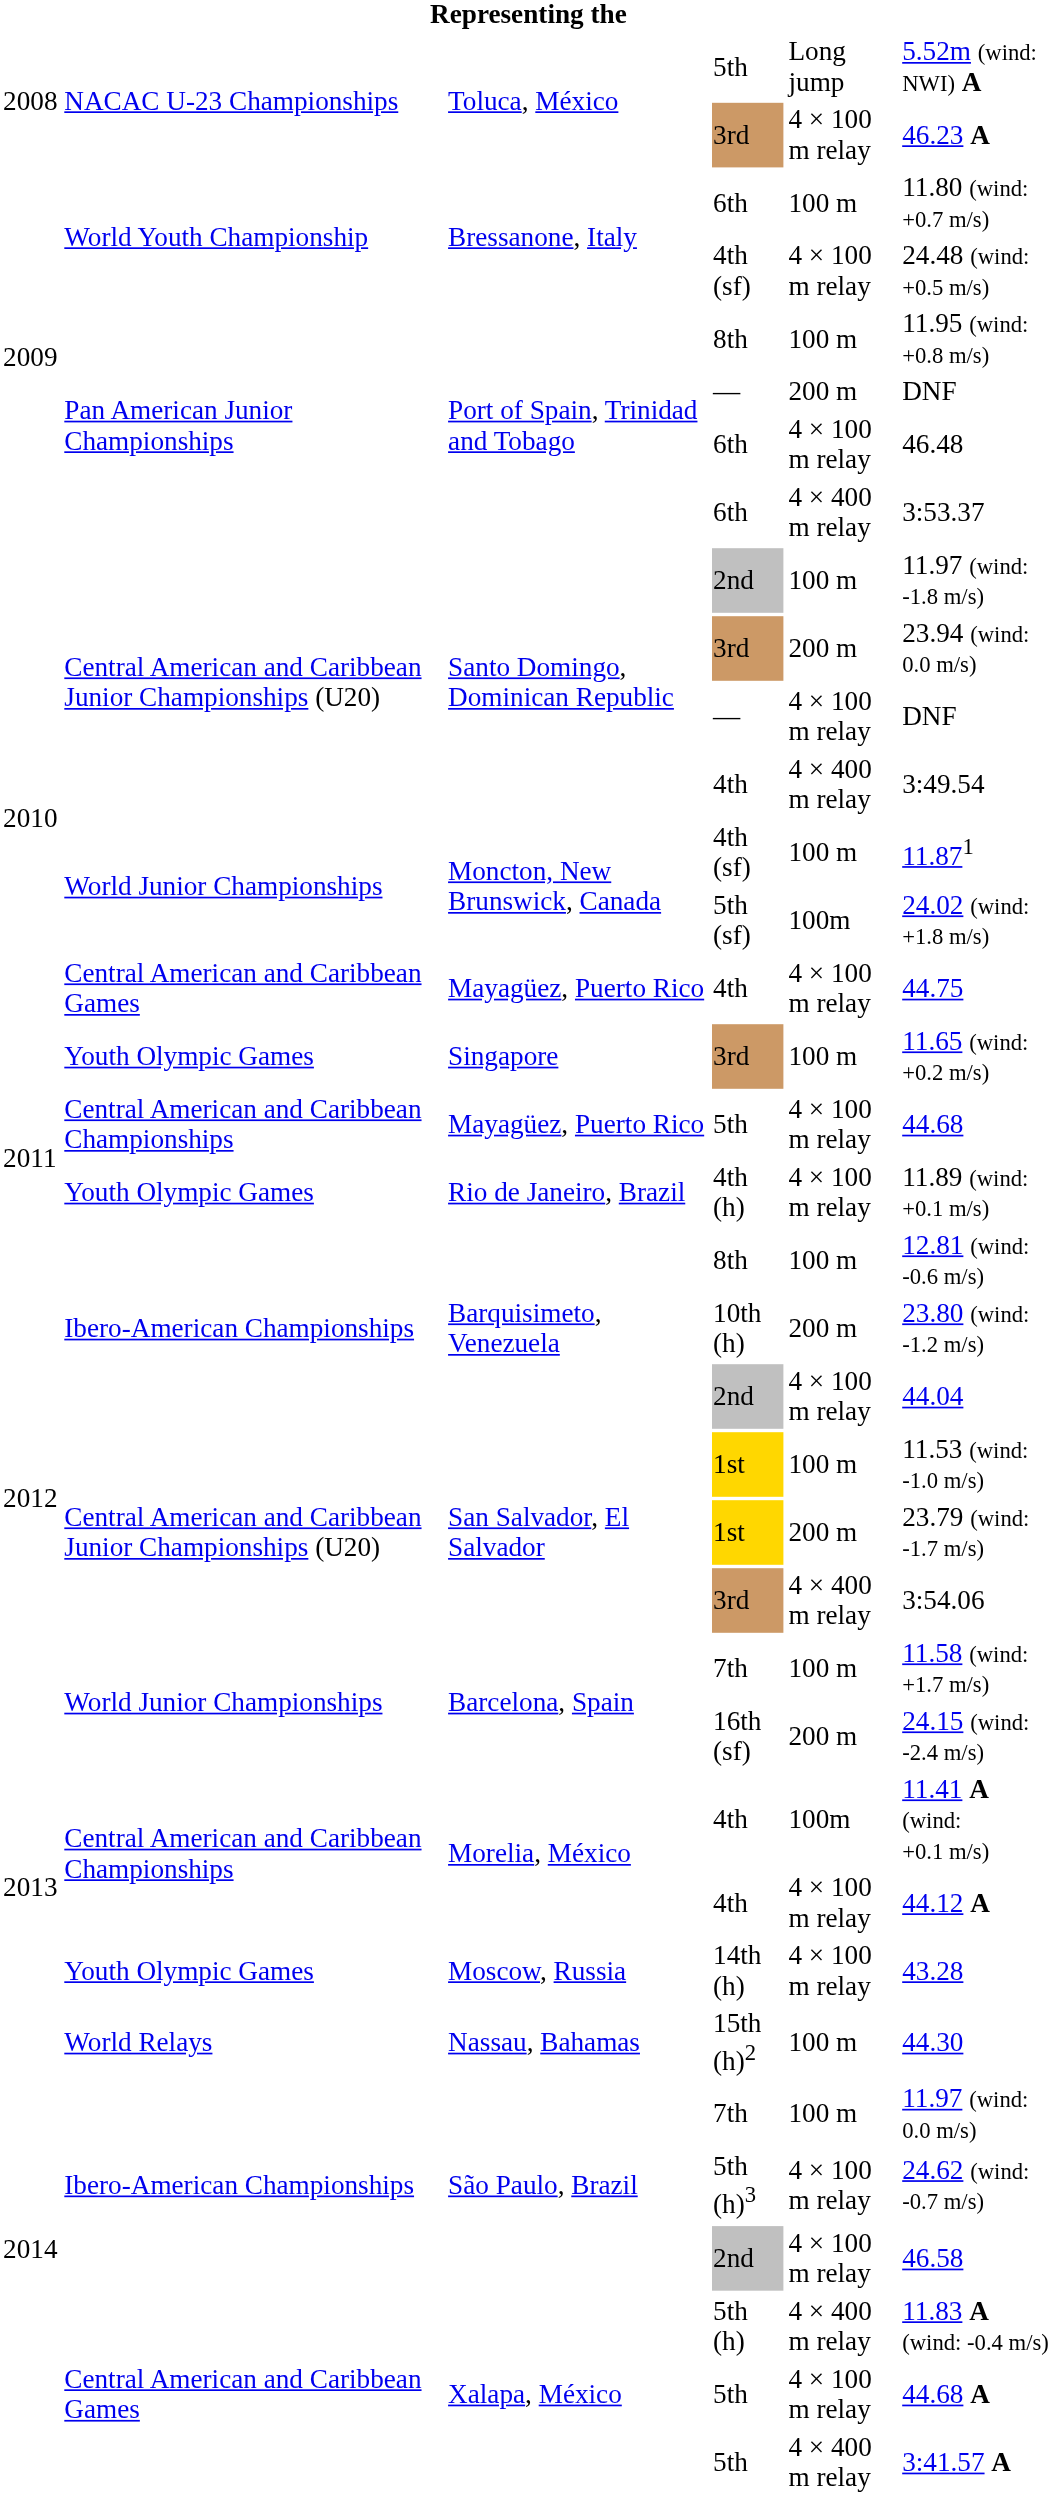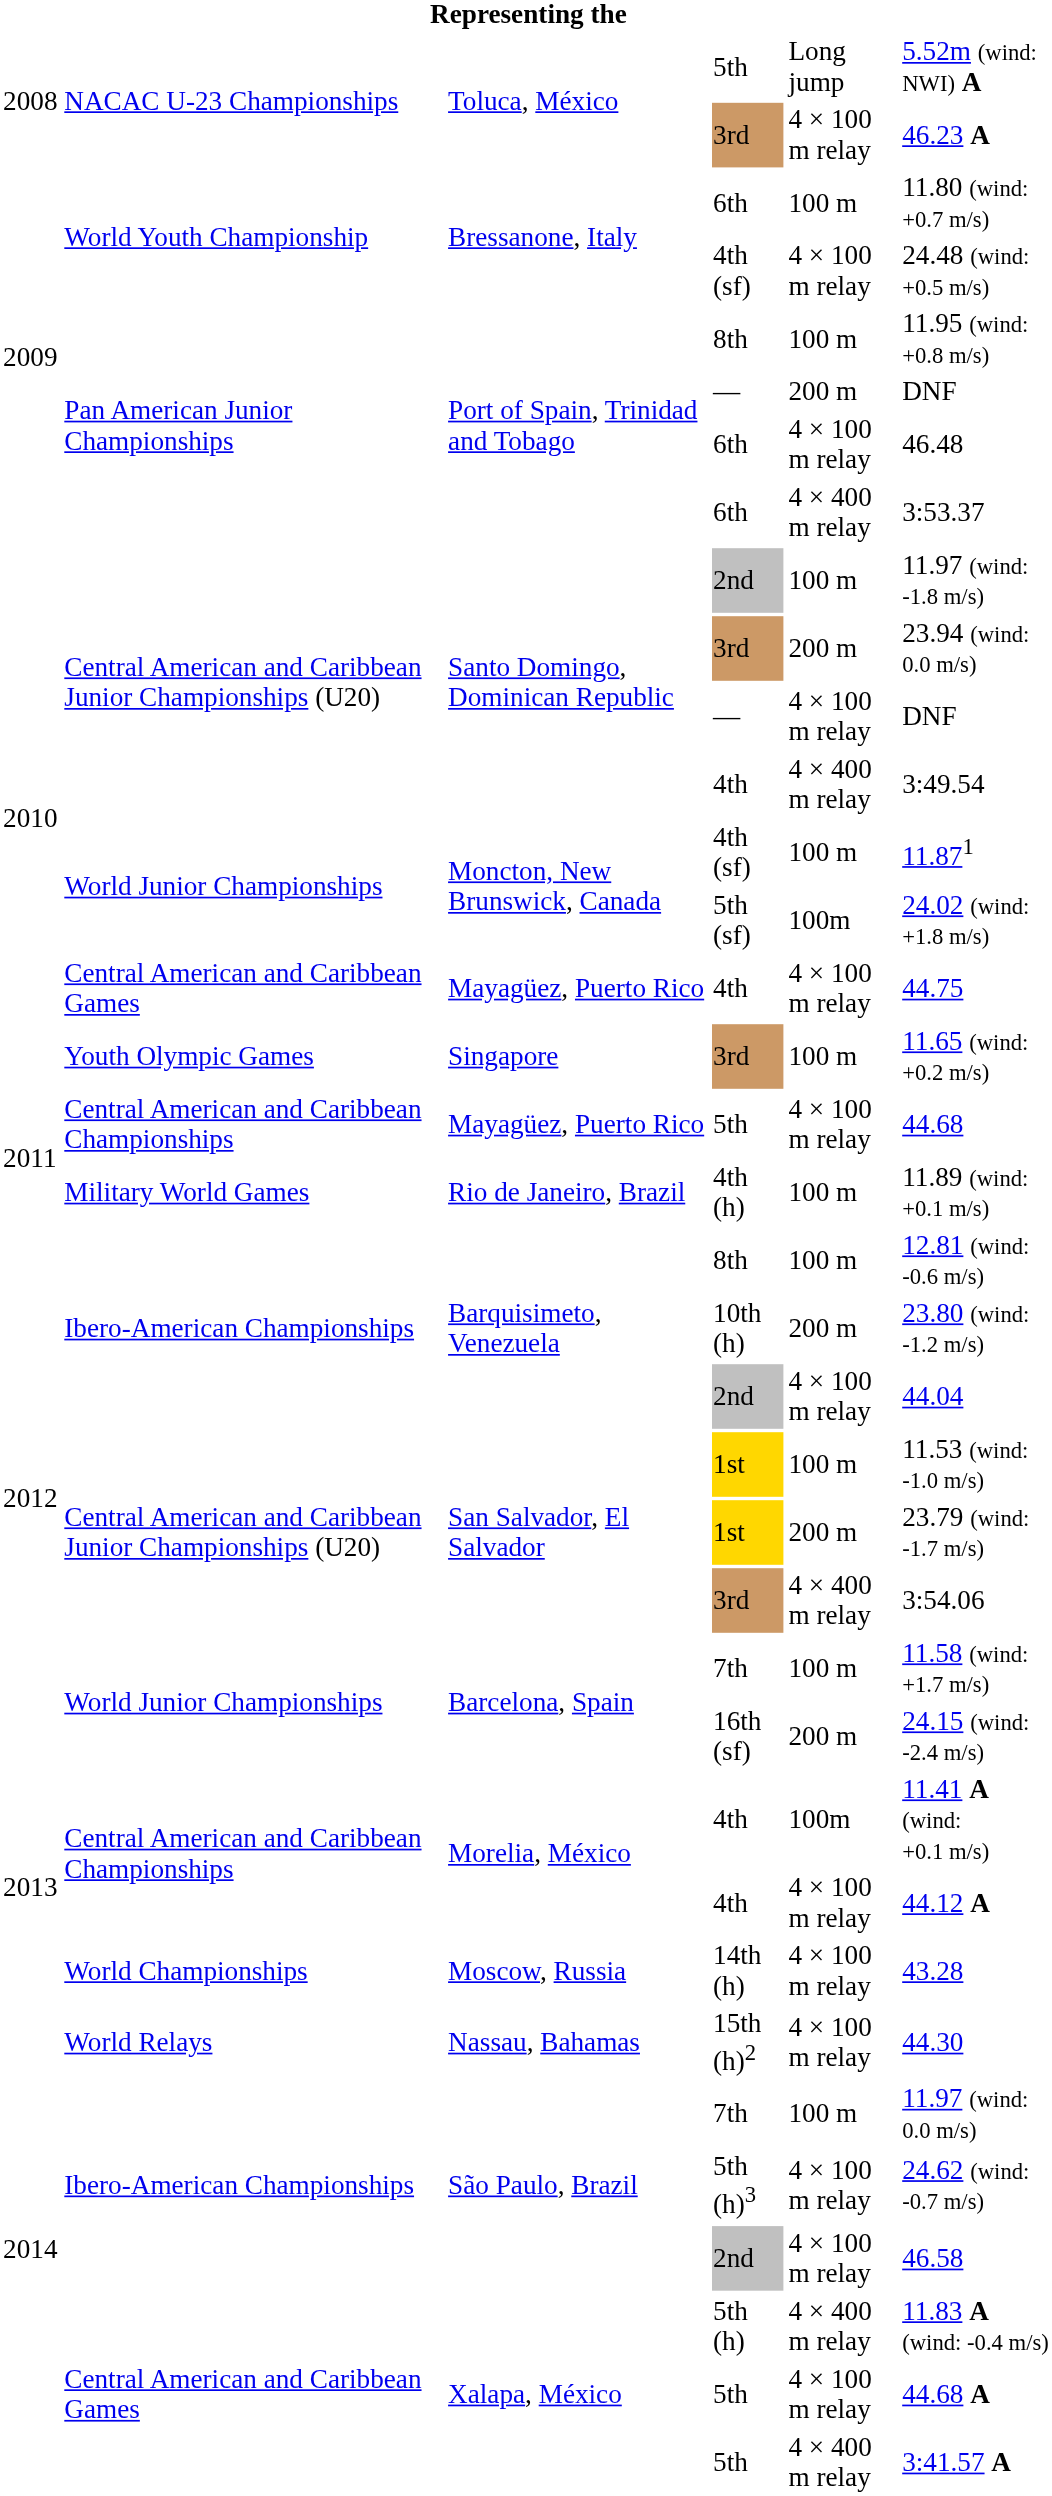(189, 1192) Youth Olympic Games -> (187, 1192) Military World Games
(830, 1192) 4 × 100 m relay -> (823, 1192) 100 m
(189, 1970) Youth Olympic Games -> (186, 1970) World Championships
(823, 2042) 100 m -> (830, 2042) 4 × 100 m relay
